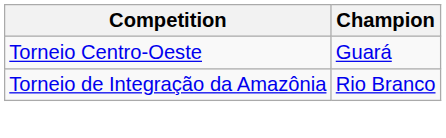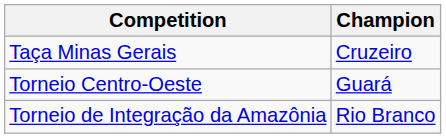+ row: (93, 52)
